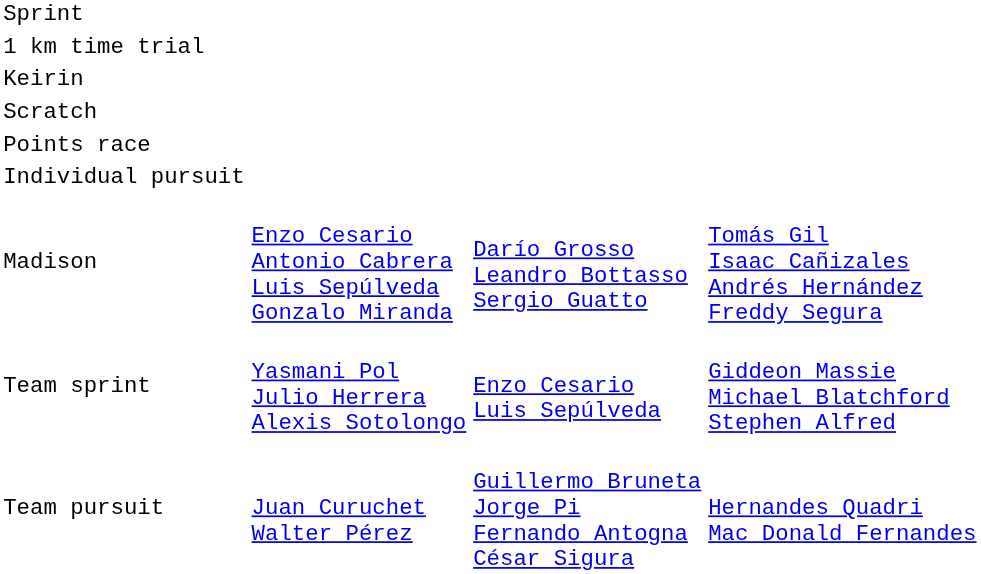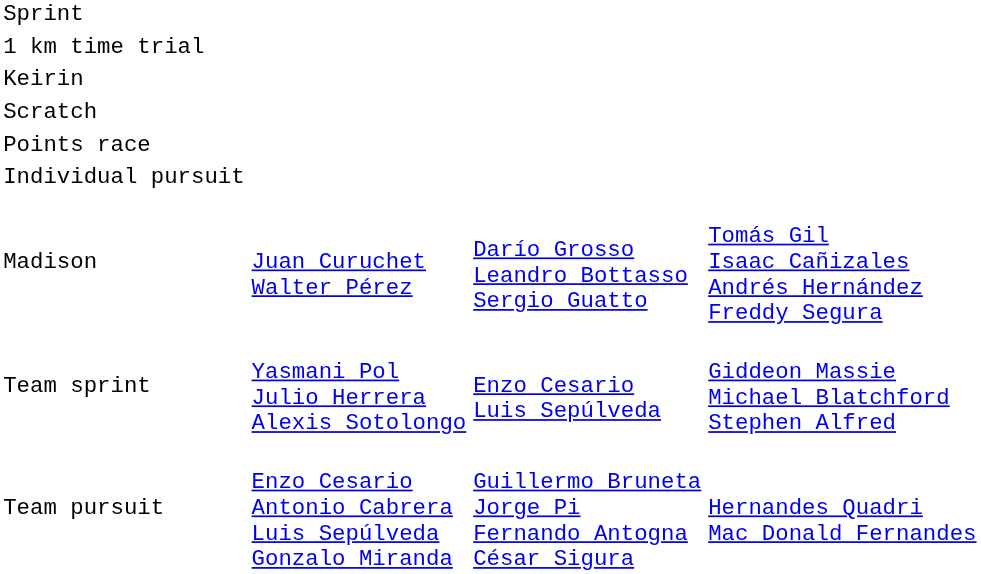(352, 275) Enzo Cesario Antonio Cabrera Luis Sepúlveda Gonzalo Miranda -> (339, 275) Juan Curuchet Walter Pérez
(339, 521) Juan Curuchet Walter Pérez -> (352, 521) Enzo Cesario Antonio Cabrera Luis Sepúlveda Gonzalo Miranda
